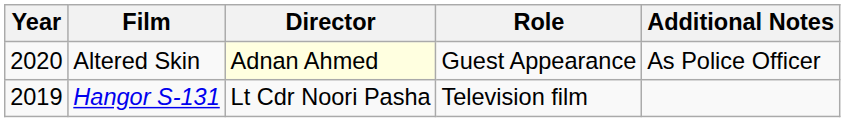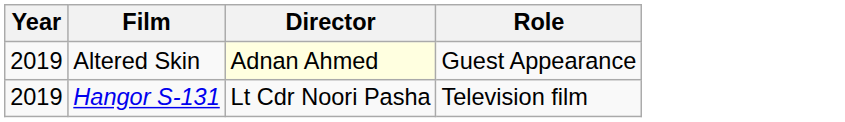- column: (741, 23)
(36, 60) 2020 -> (36, 60) 2019
